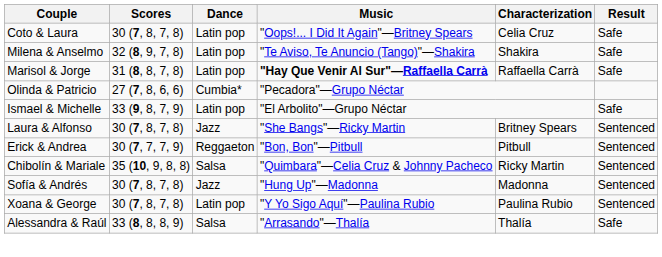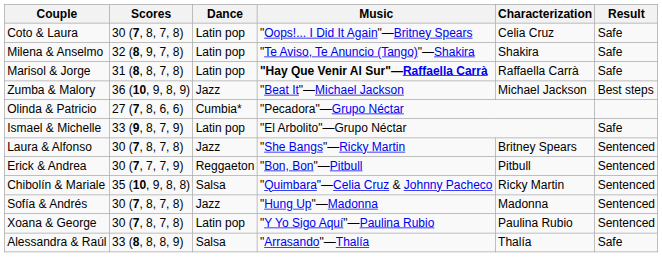+ row: (51, 90)
